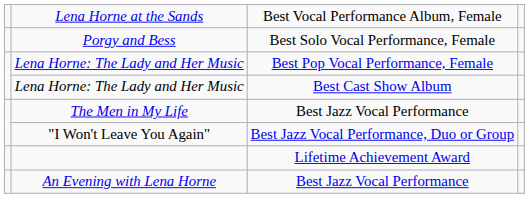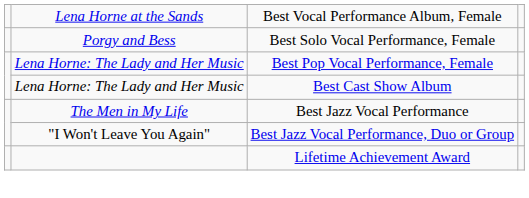- row: (129, 181)
